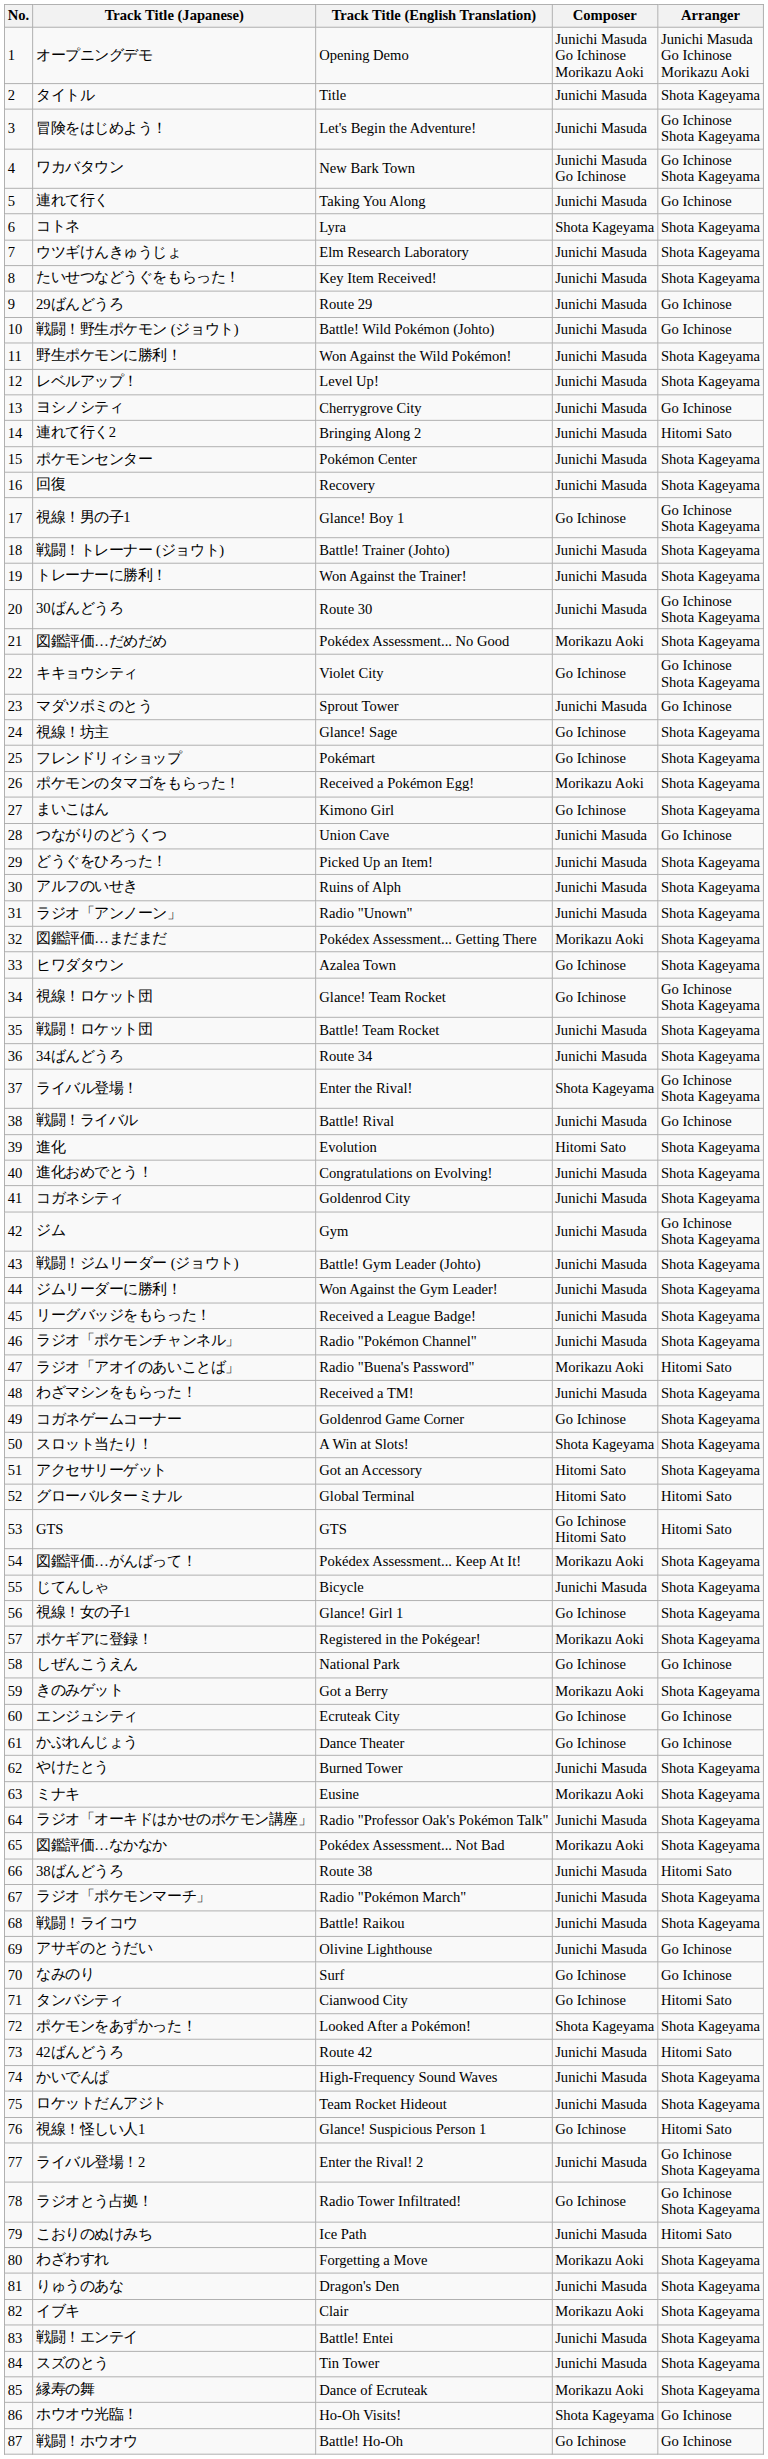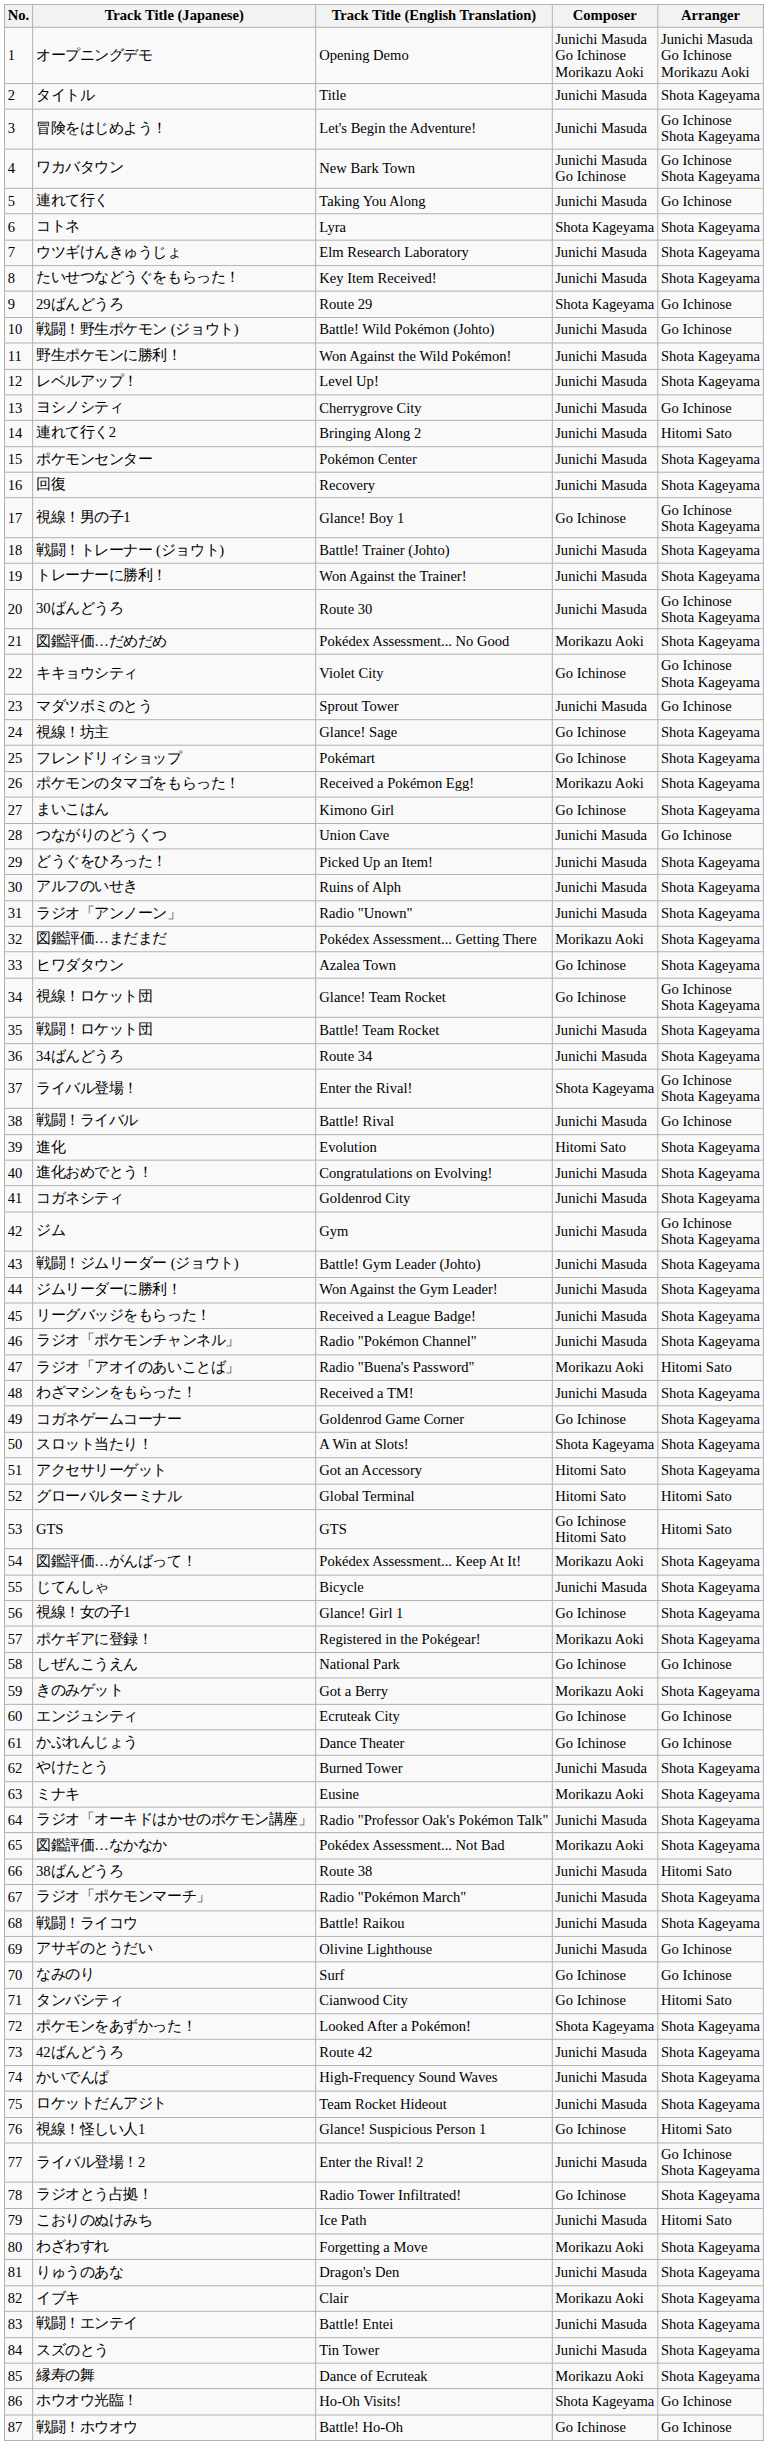(601, 304) Junichi Masuda -> (605, 304) Shota Kageyama
(696, 2052) Hitomi Sato -> (711, 2052) Shota Kageyama
(711, 2202) Go Ichinose Shota Kageyama -> (711, 2195) Shota Kageyama
